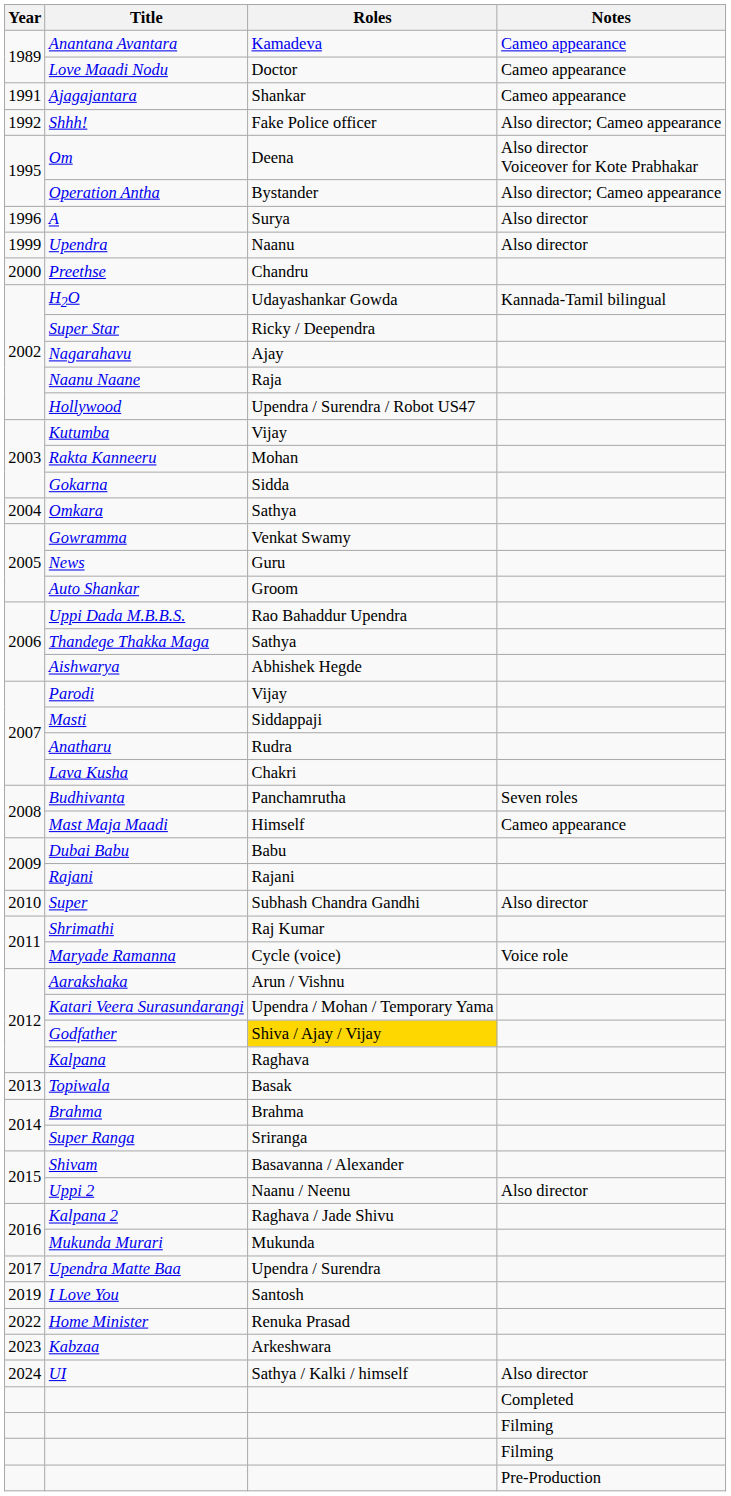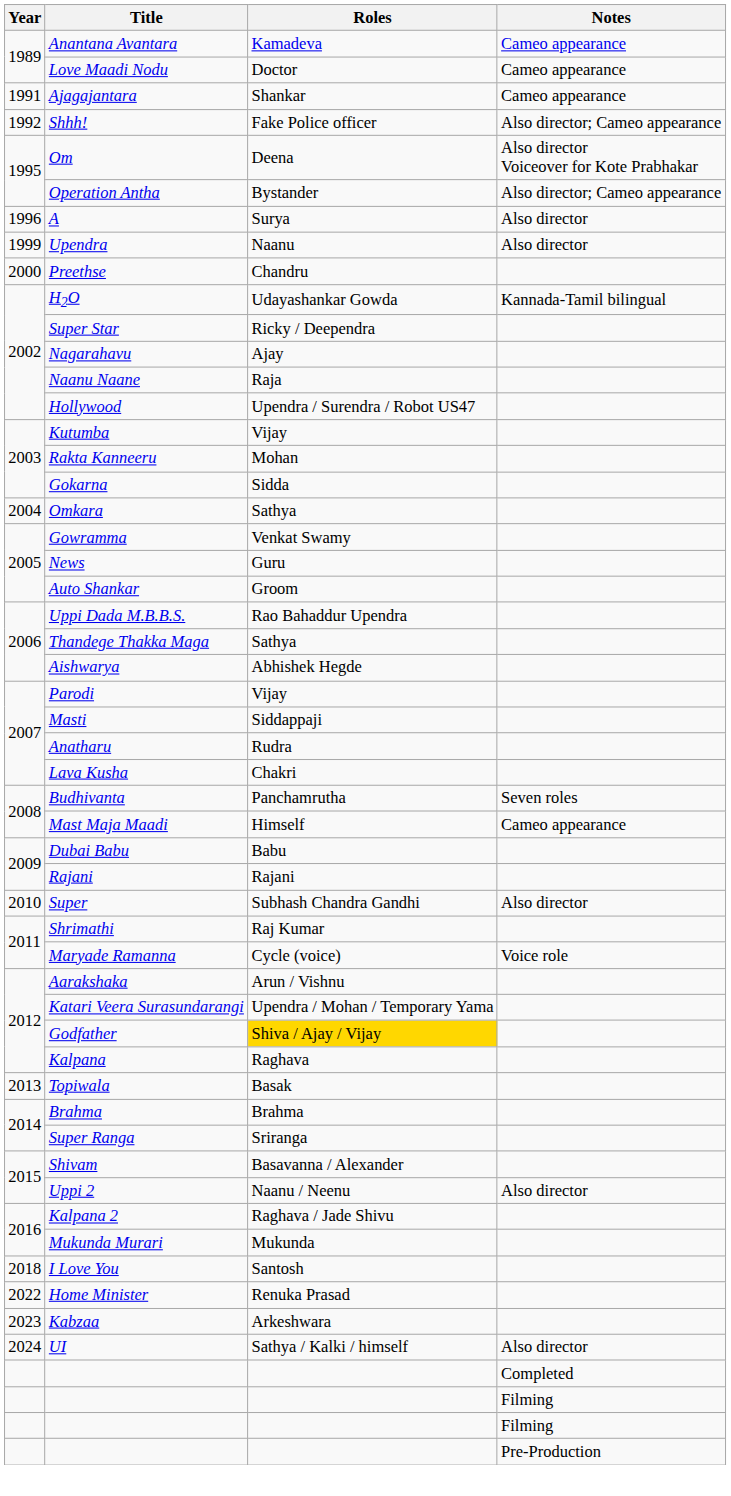- row: (115, 1268)
(25, 1294) 2019 -> (25, 1268) 2018
